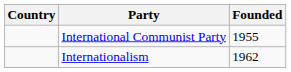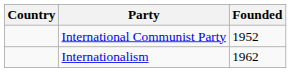(245, 36) 1955 -> (245, 36) 1952
